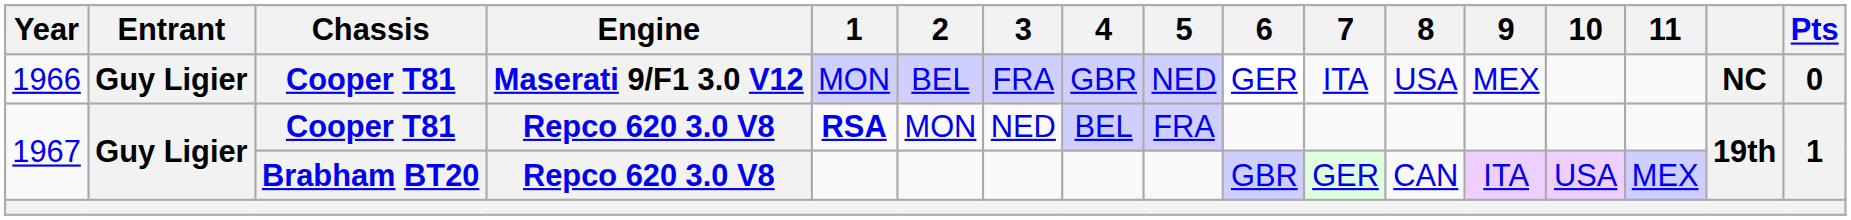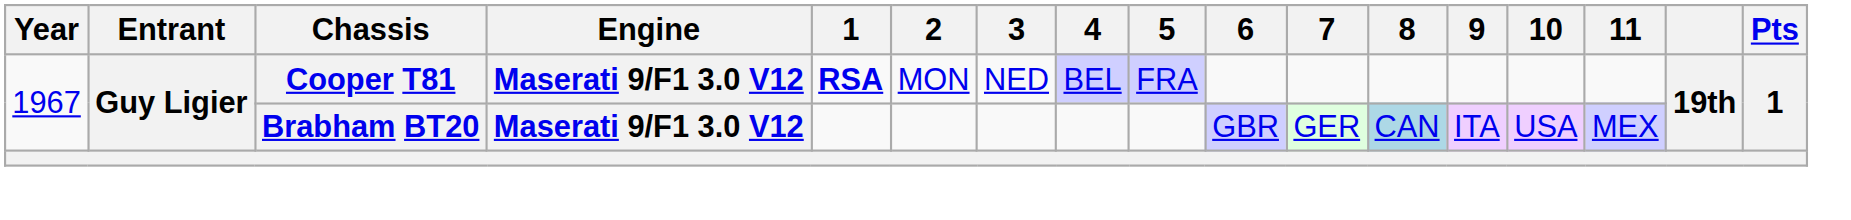- row: (47, 78)
(649, 127) Repco 620 3.0 V8 -> (649, 78) Maserati 9/F1 3.0 V12
(649, 176) Repco 620 3.0 V8 -> (649, 127) Maserati 9/F1 3.0 V12
(1426, 176) no background -> (1407, 127) lightblue background
